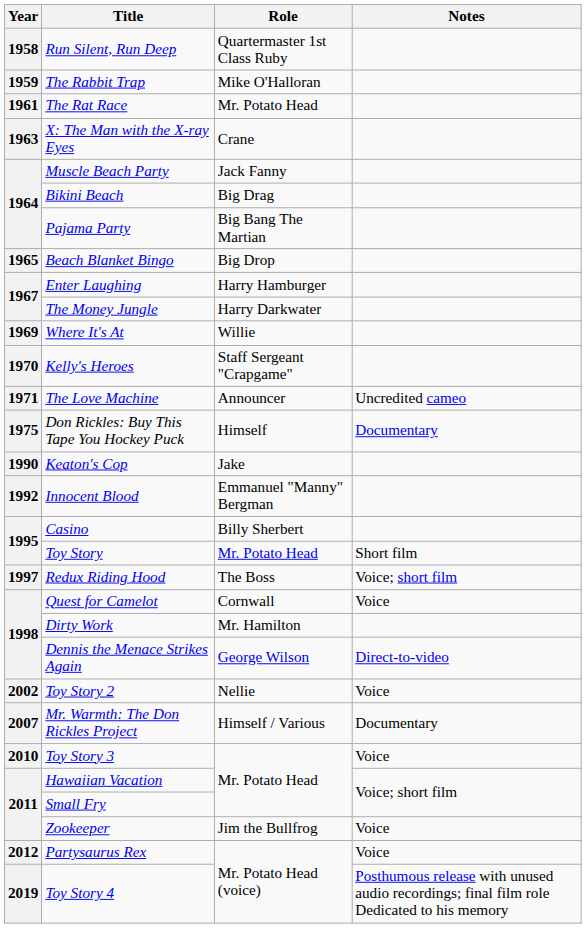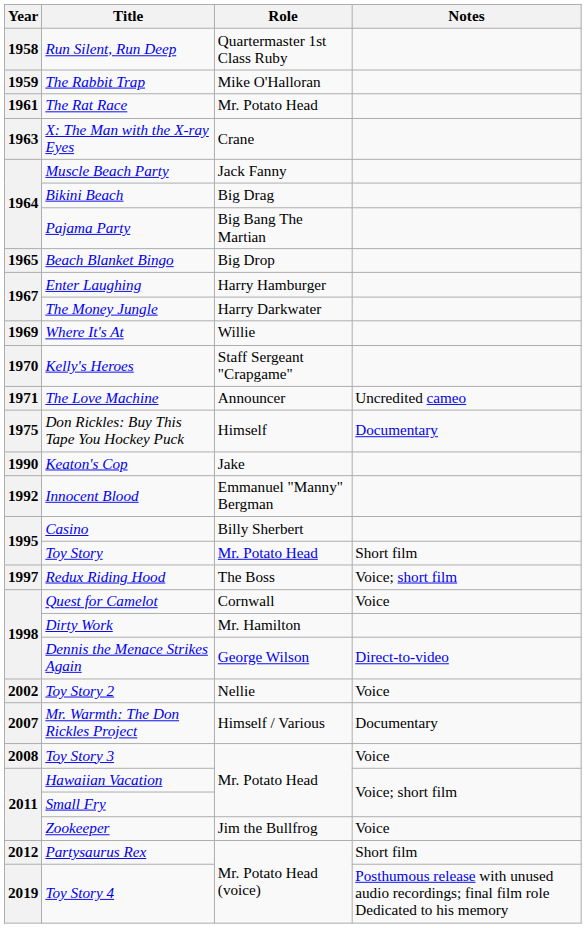(23, 756) 2010 -> (23, 756) 2008
(372, 852) Voice -> (386, 852) Short film
